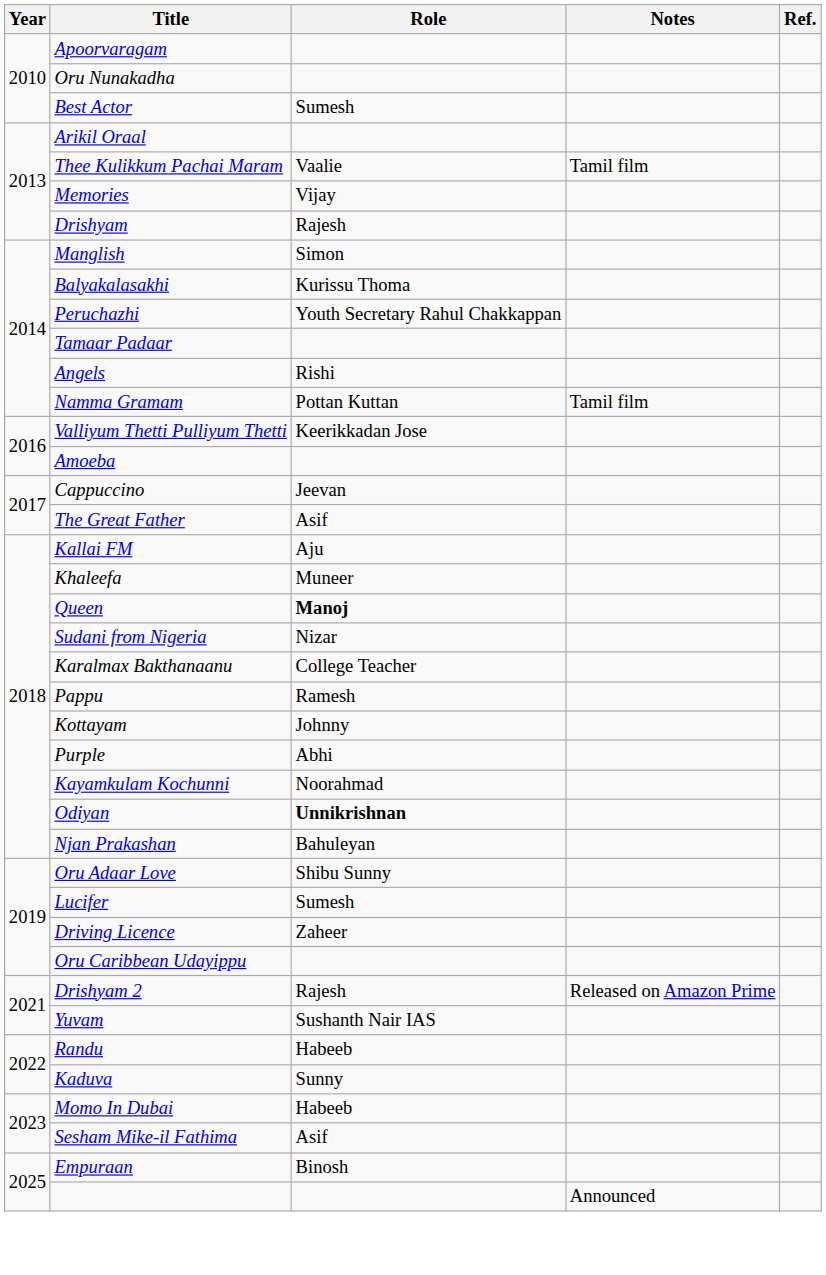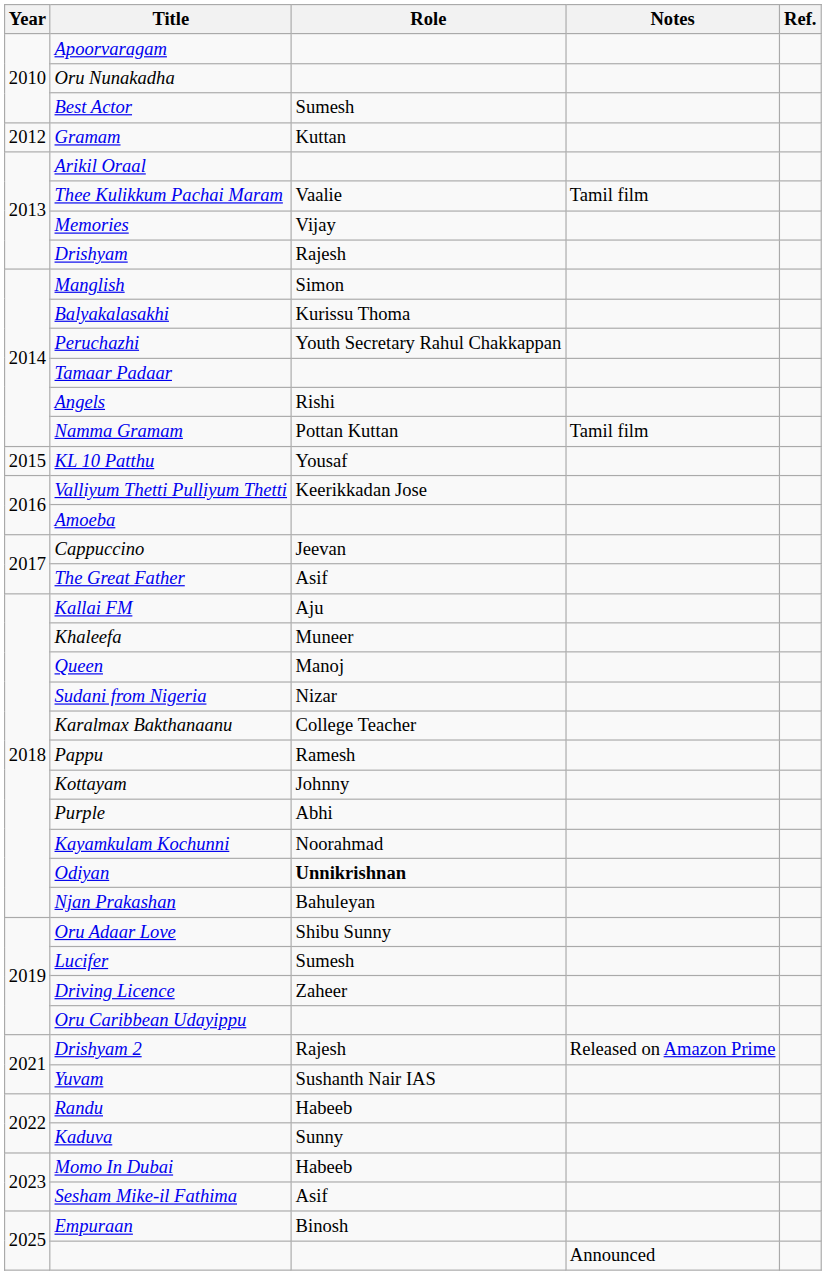+ row: (88, 136)
+ row: (104, 460)
(322, 607) bold -> (320, 666) normal
